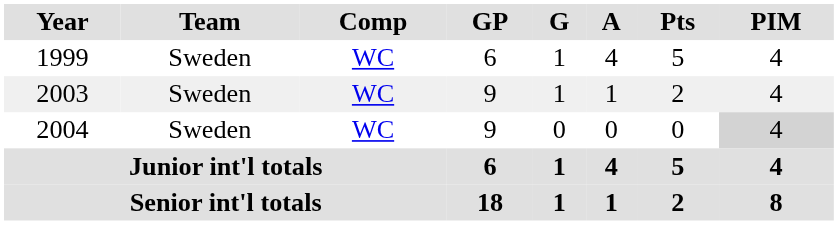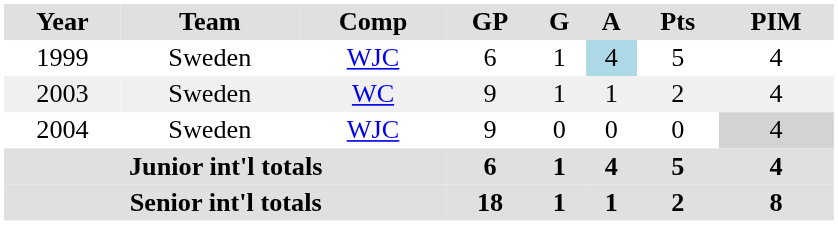(373, 57) WC -> (373, 57) WJC
(611, 57) no background -> (611, 57) lightblue background
(373, 129) WC -> (373, 129) WJC
